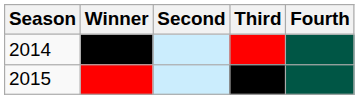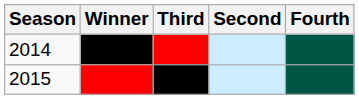columns swapped: (191, 19) <-> (258, 19)
